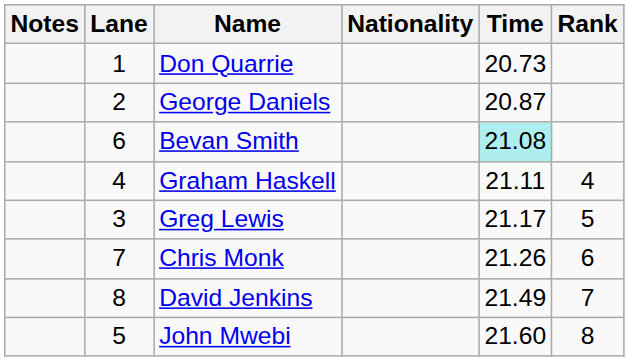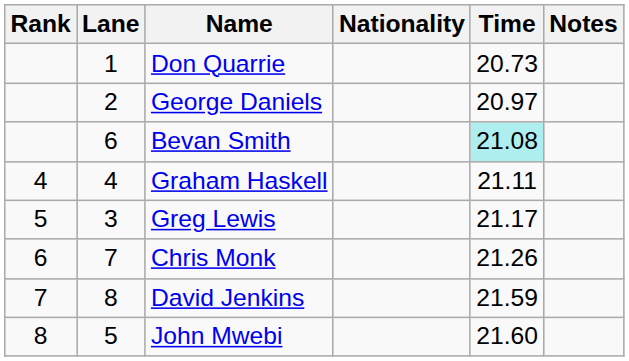columns swapped: (588, 24) <-> (45, 24)
(515, 102) 20.87 -> (507, 102) 20.97
(515, 297) 21.49 -> (507, 297) 21.59
